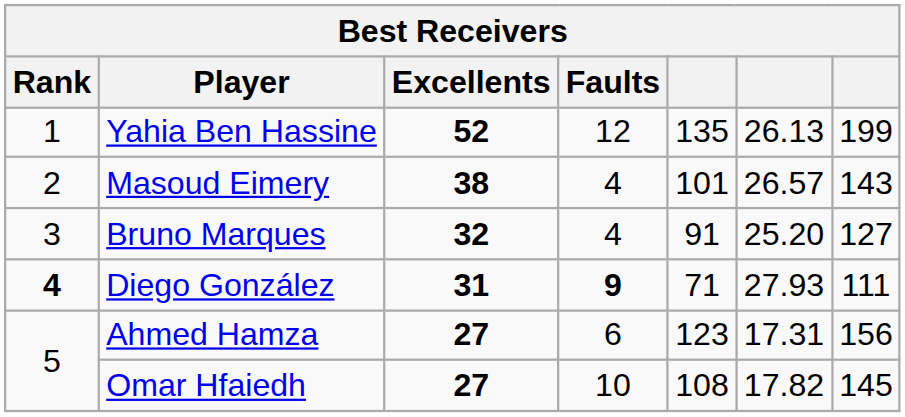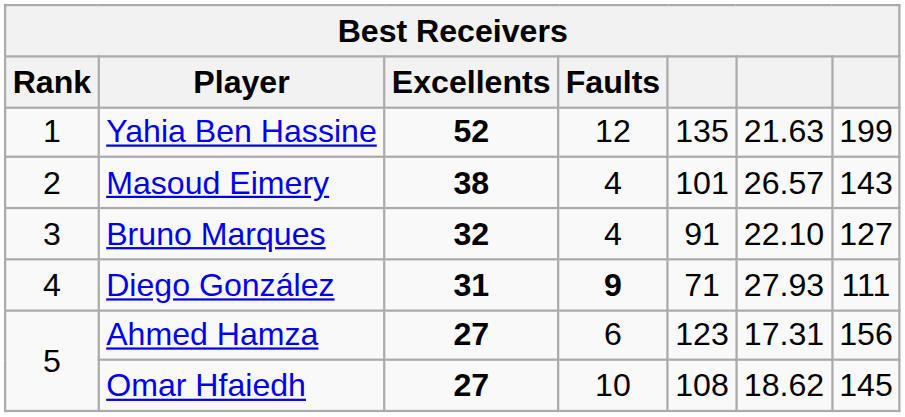(784, 132) 26.13 -> (784, 132) 21.63
(784, 234) 25.20 -> (784, 234) 22.10
(52, 285) bold -> (52, 285) normal
(784, 386) 17.82 -> (784, 386) 18.62
